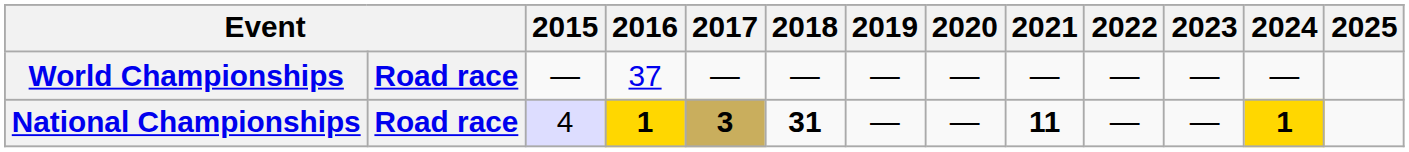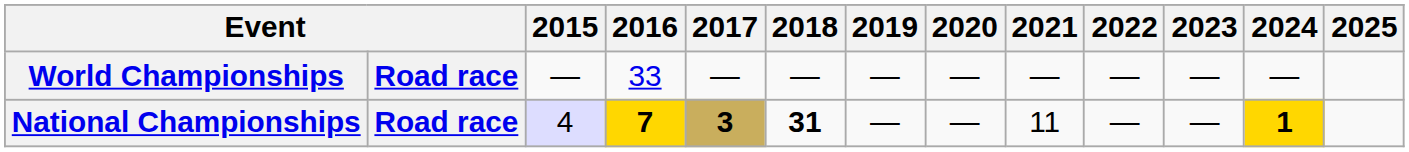(645, 75) 37 -> (645, 75) 33
(645, 122) 1 -> (645, 122) 7
(1045, 122) bold -> (1045, 122) normal
